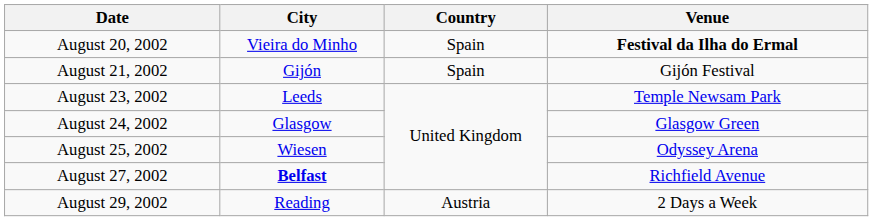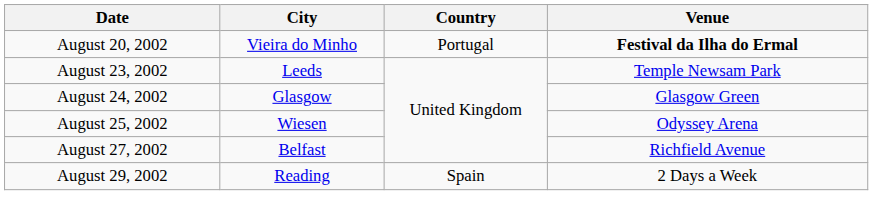(466, 44) Spain -> (466, 44) Portugal
- row: (112, 70)
(302, 176) bold -> (302, 149) normal
(466, 202) Austria -> (466, 176) Spain
